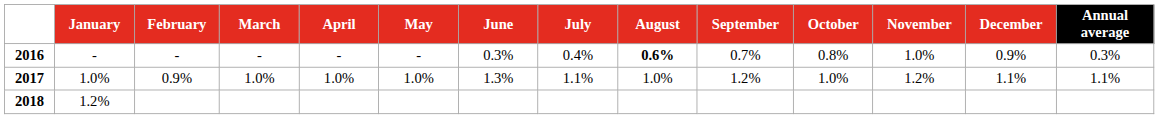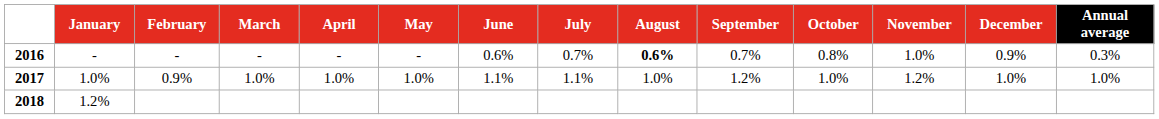(498, 55) 0.3% -> (498, 55) 0.6%
(578, 55) 0.4% -> (578, 55) 0.7%
(498, 78) 1.3% -> (498, 78) 1.1%
(1011, 78) 1.1% -> (1011, 78) 1.0%
(1105, 78) 1.1% -> (1105, 78) 1.0%
